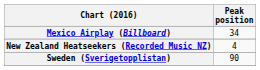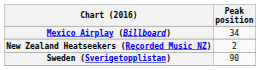(234, 46) 4 -> (234, 46) 2
